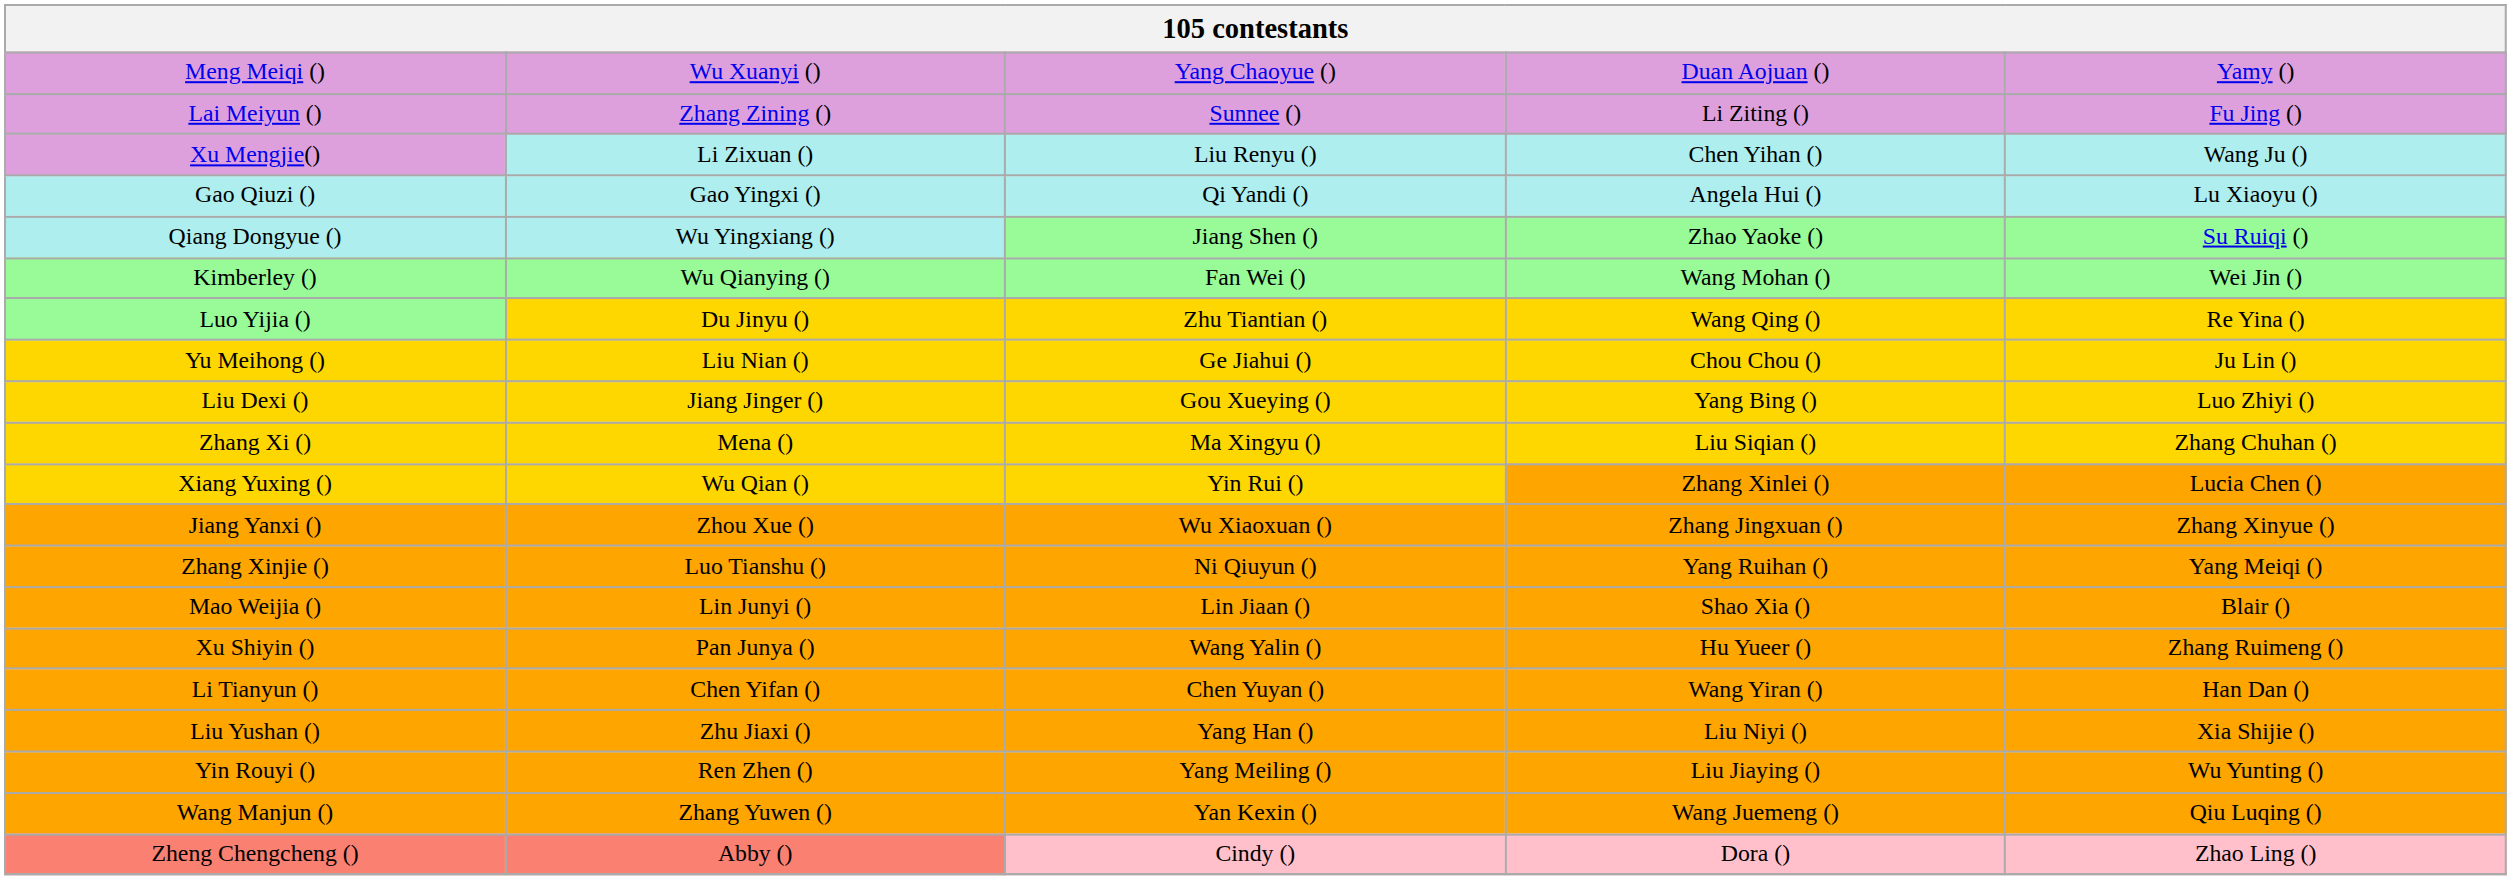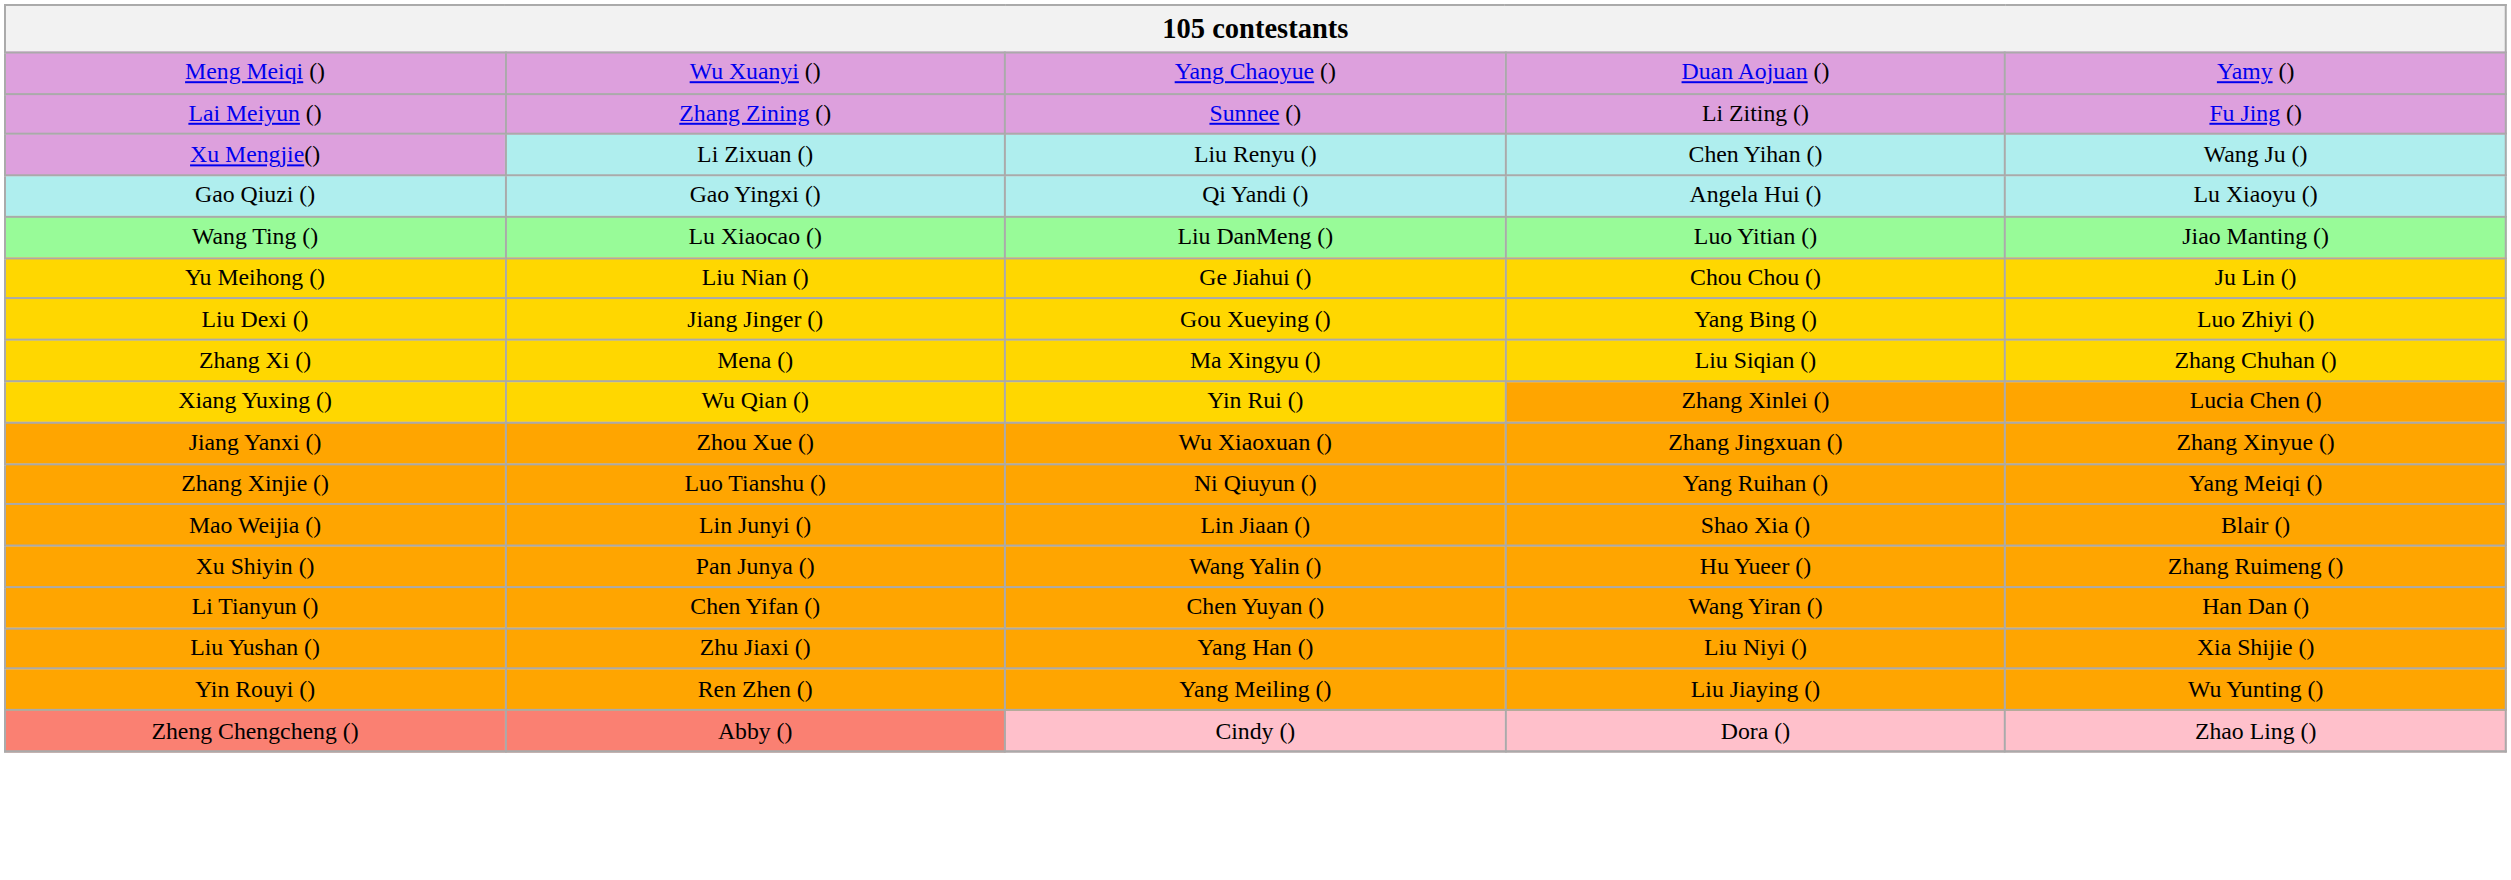- row: (255, 236)
- row: (255, 277)
+ row: (255, 236)
- row: (255, 318)
- row: (255, 812)
